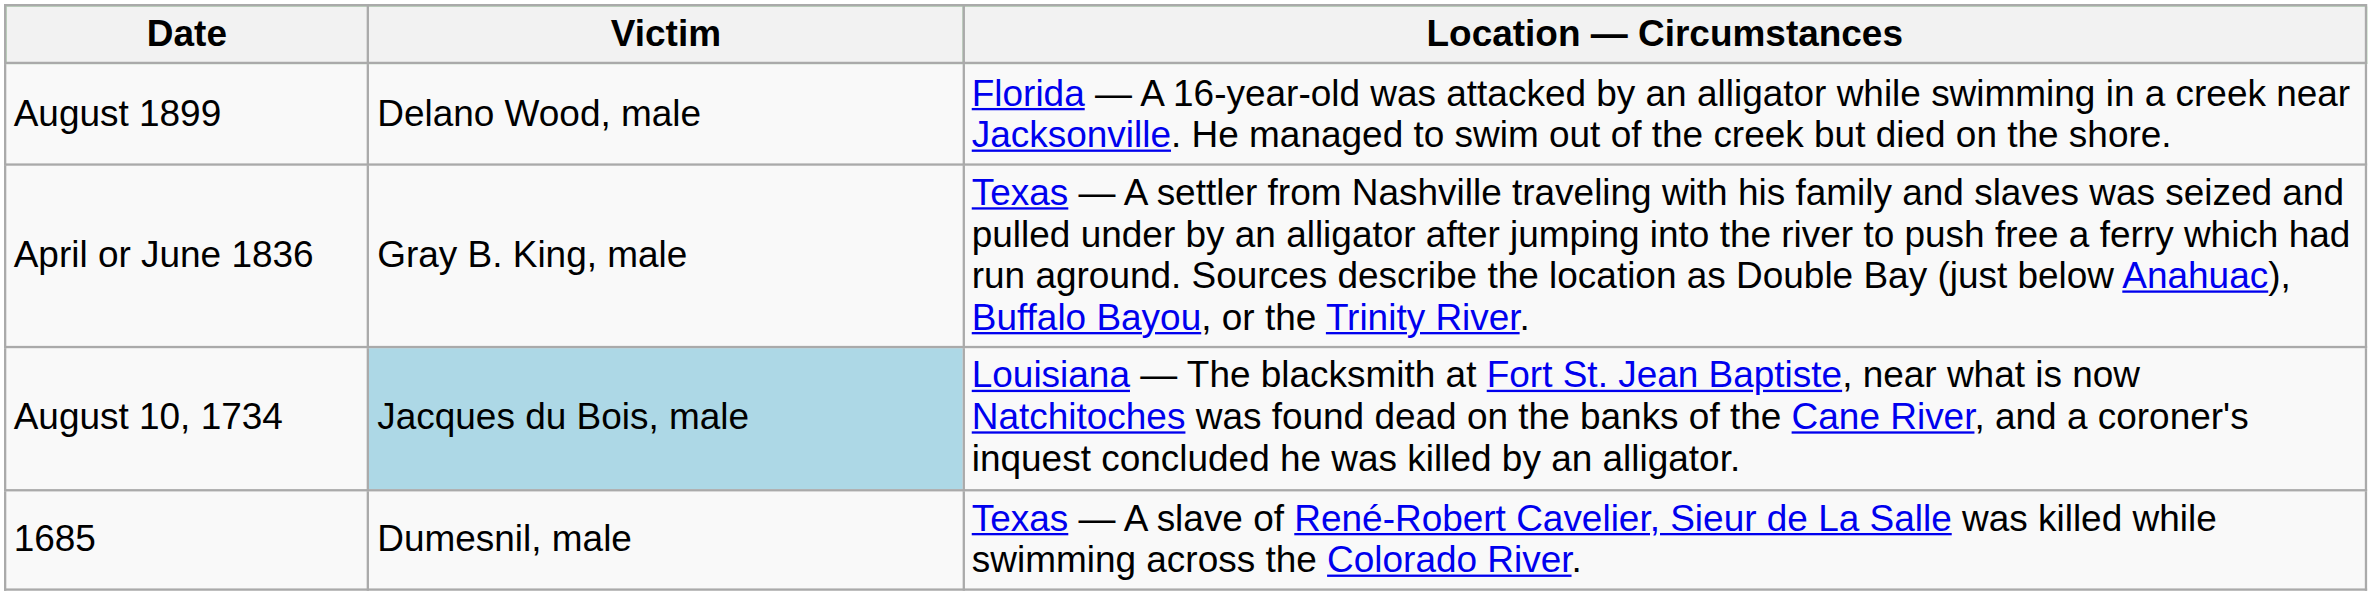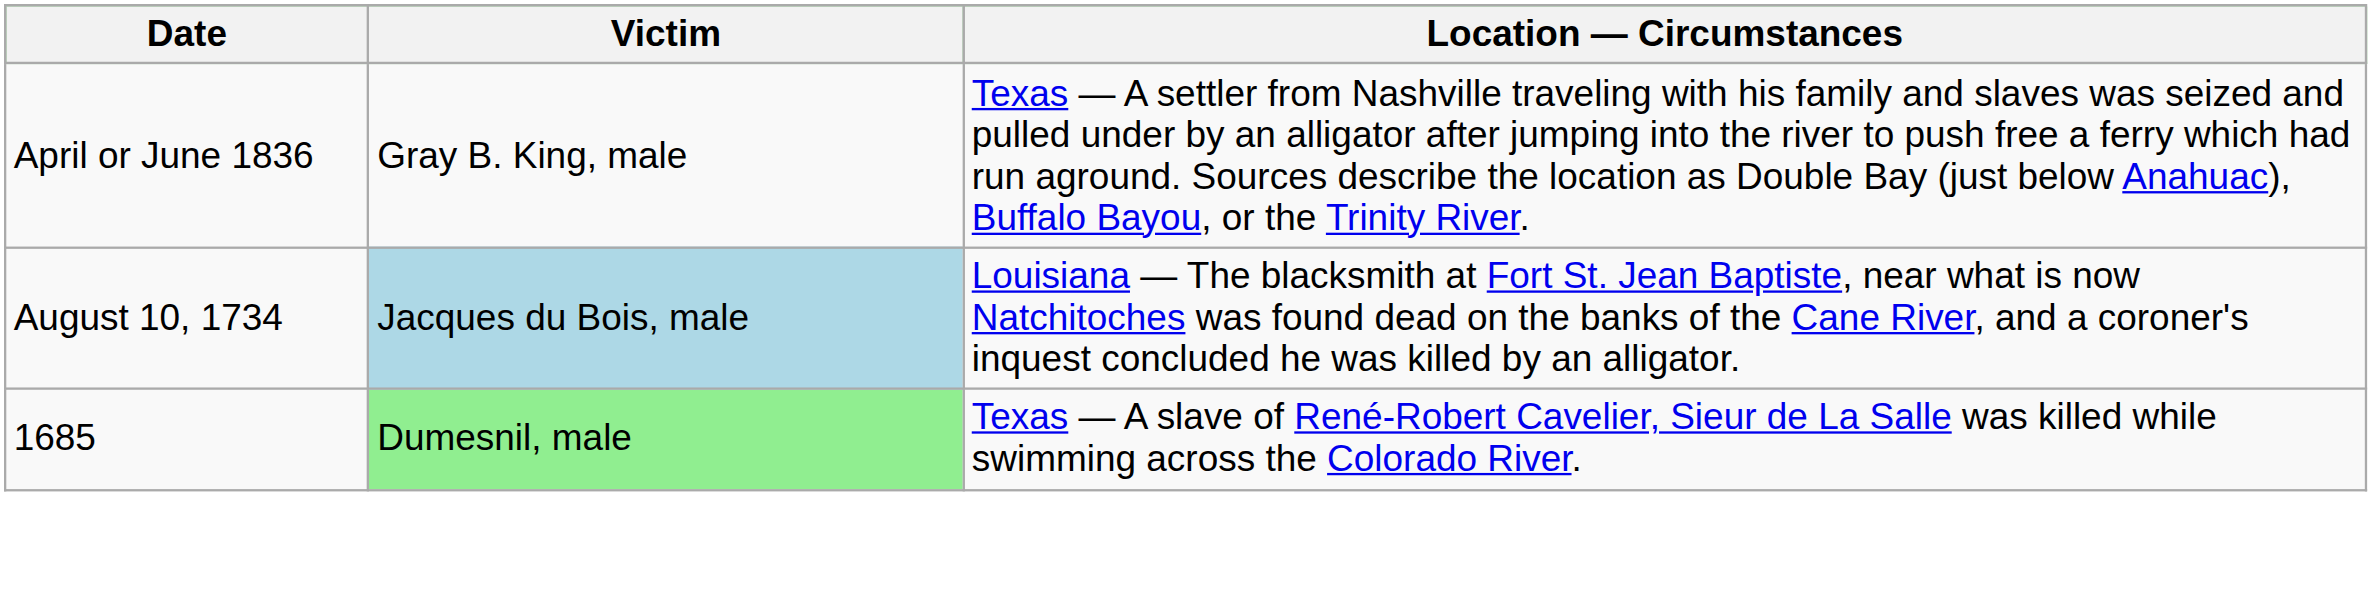- row: (117, 113)
(505, 538) no background -> (505, 438) lightgreen background
